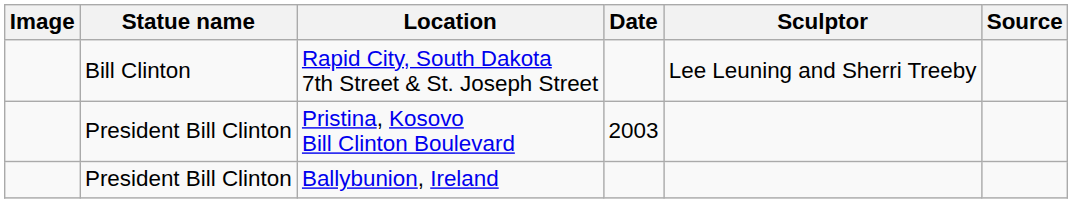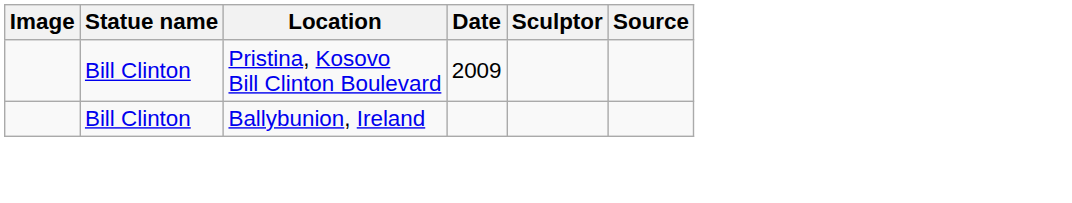- row: (450, 70)
(188, 131) President Bill Clinton -> (138, 70) Bill Clinton
(634, 131) 2003 -> (477, 70) 2009
(188, 179) President Bill Clinton -> (138, 118) Bill Clinton
